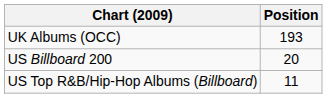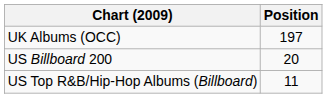(291, 37) 193 -> (291, 37) 197
